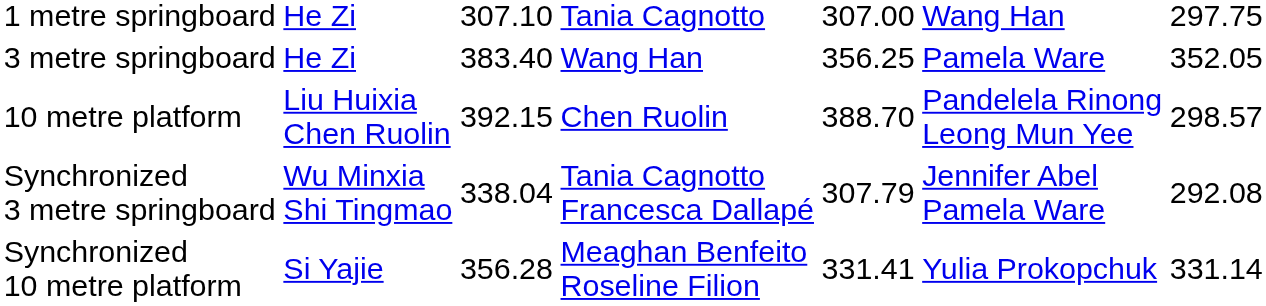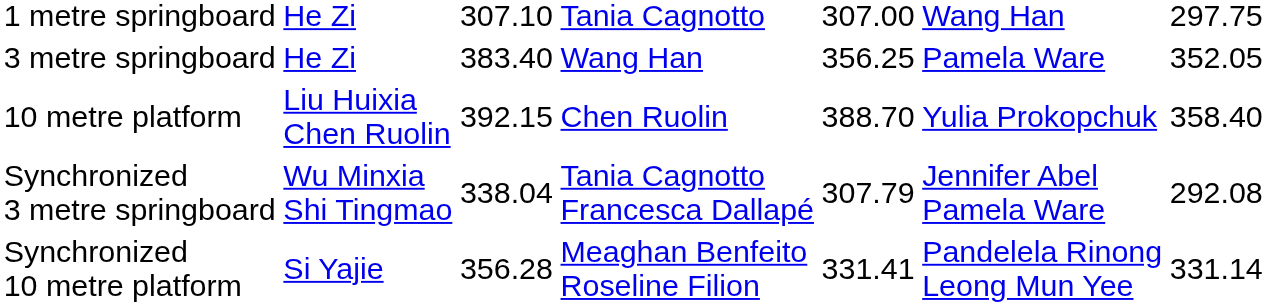(1042, 117) Pandelela Rinong Leong Mun Yee -> (1040, 117) Yulia Prokopchuk
(1216, 117) 298.57 -> (1216, 117) 358.40
(1040, 269) Yulia Prokopchuk -> (1042, 269) Pandelela Rinong Leong Mun Yee
